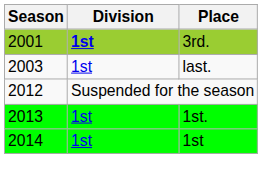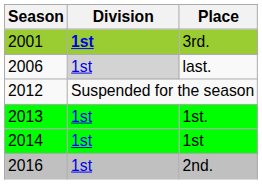(26, 66) 2003 -> (26, 66) 2006
(82, 66) no background -> (82, 66) lightgrey background
+ row: (198, 166)
